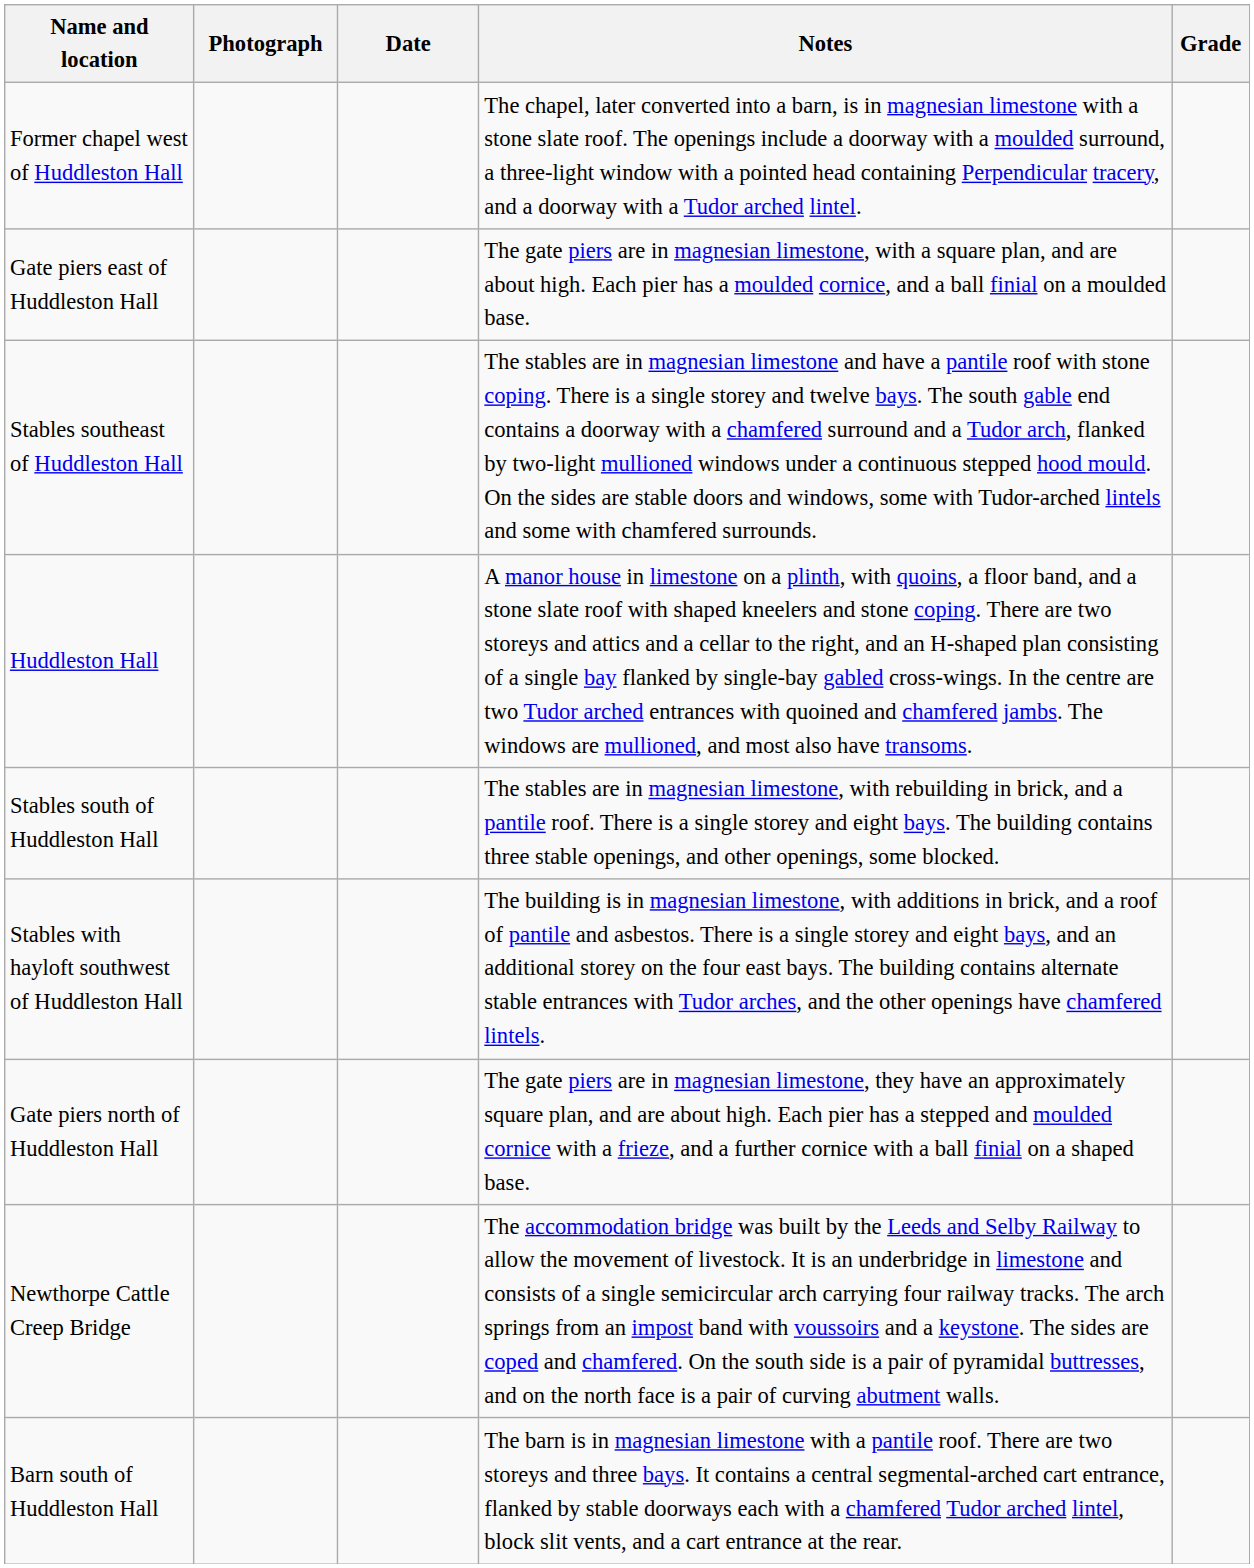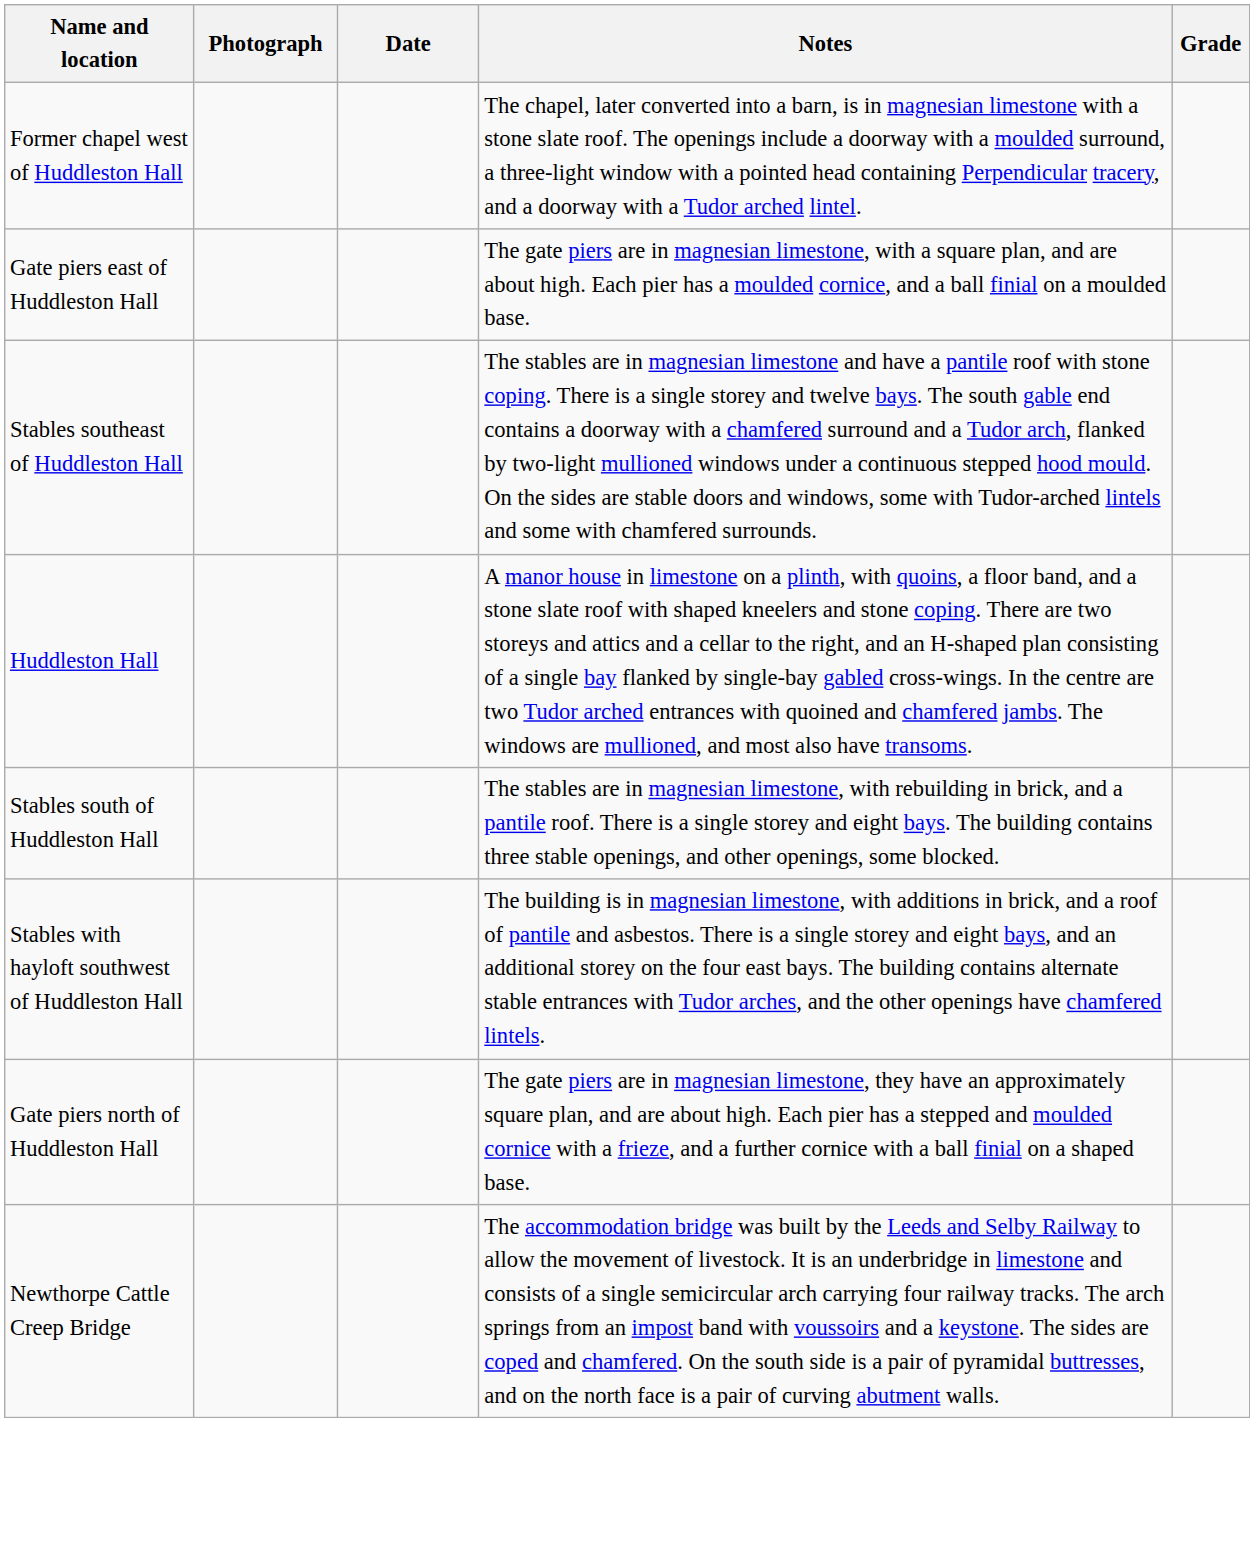- row: (84, 1490)
